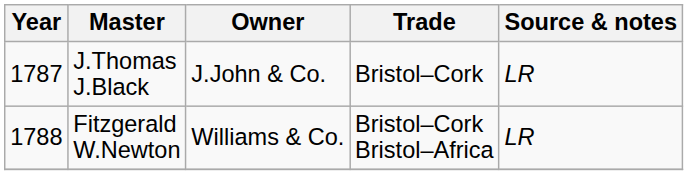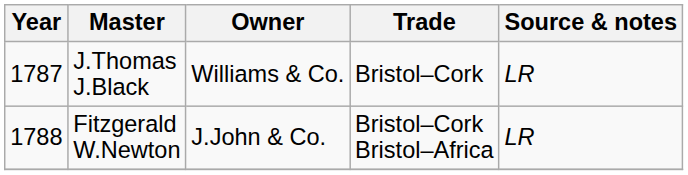(259, 73) J.John & Co. -> (268, 73) Williams & Co.
(268, 137) Williams & Co. -> (259, 137) J.John & Co.
